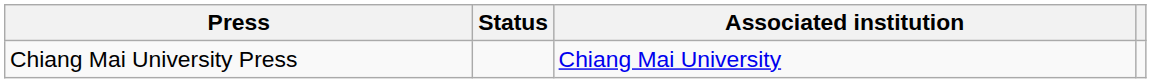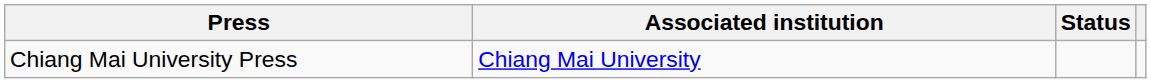columns swapped: (845, 22) <-> (513, 22)
